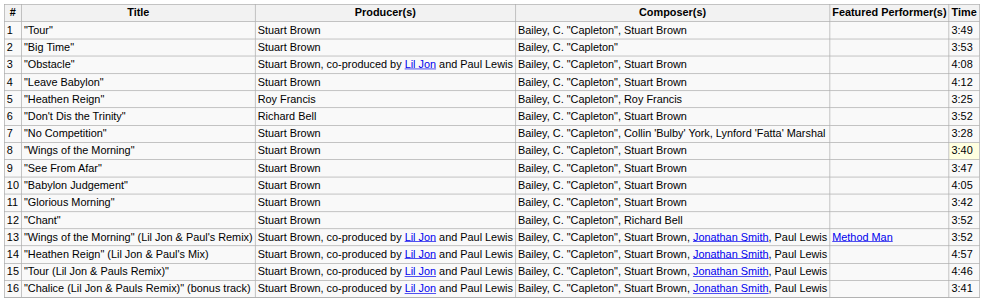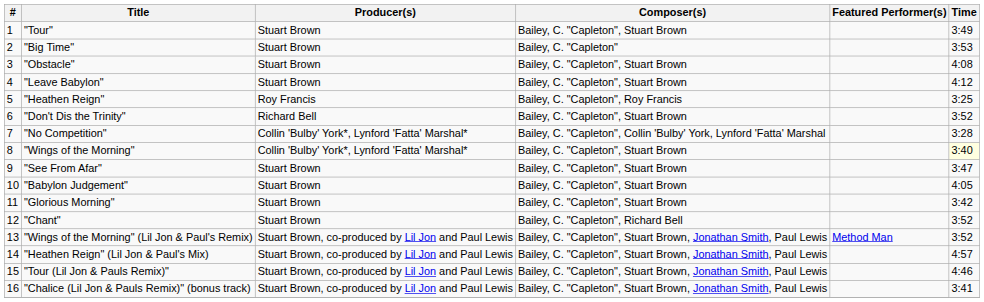(385, 64) Stuart Brown, co-produced by Lil Jon and Paul Lewis -> (289, 64) Stuart Brown
(289, 133) Stuart Brown -> (363, 133) Collin 'Bulby' York*, Lynford 'Fatta' Marshal*
(289, 151) Stuart Brown -> (363, 151) Collin 'Bulby' York*, Lynford 'Fatta' Marshal*
